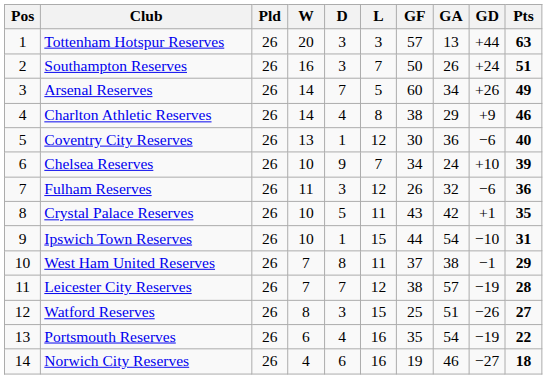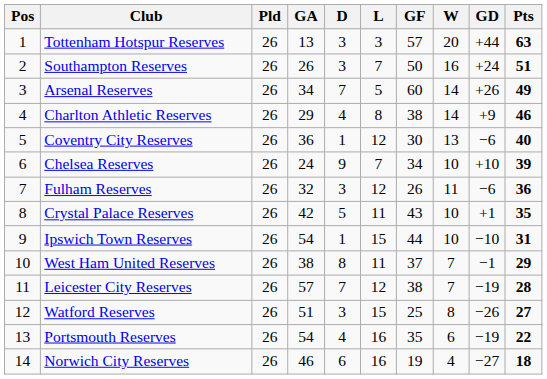columns swapped: (306, 16) <-> (451, 16)
